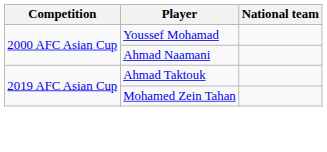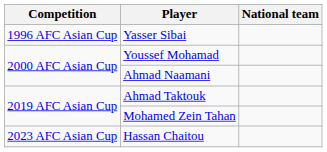+ row: (155, 34)
+ row: (163, 136)
